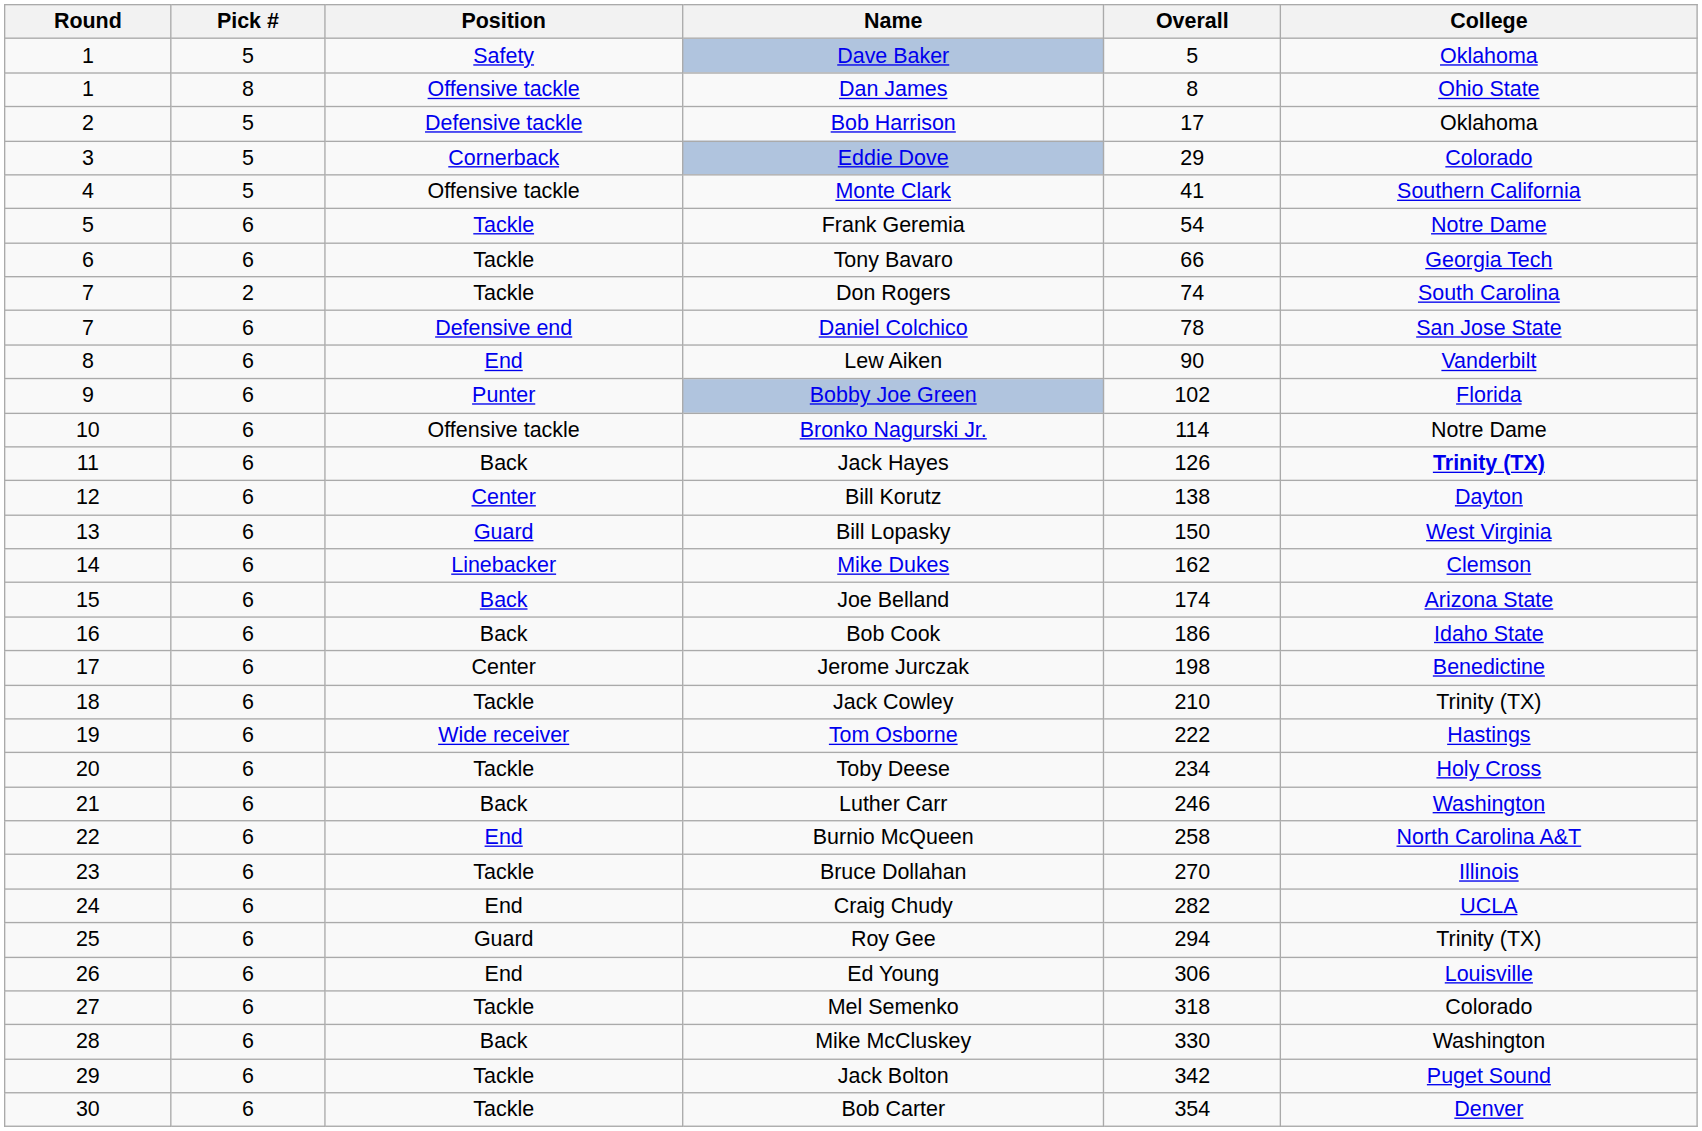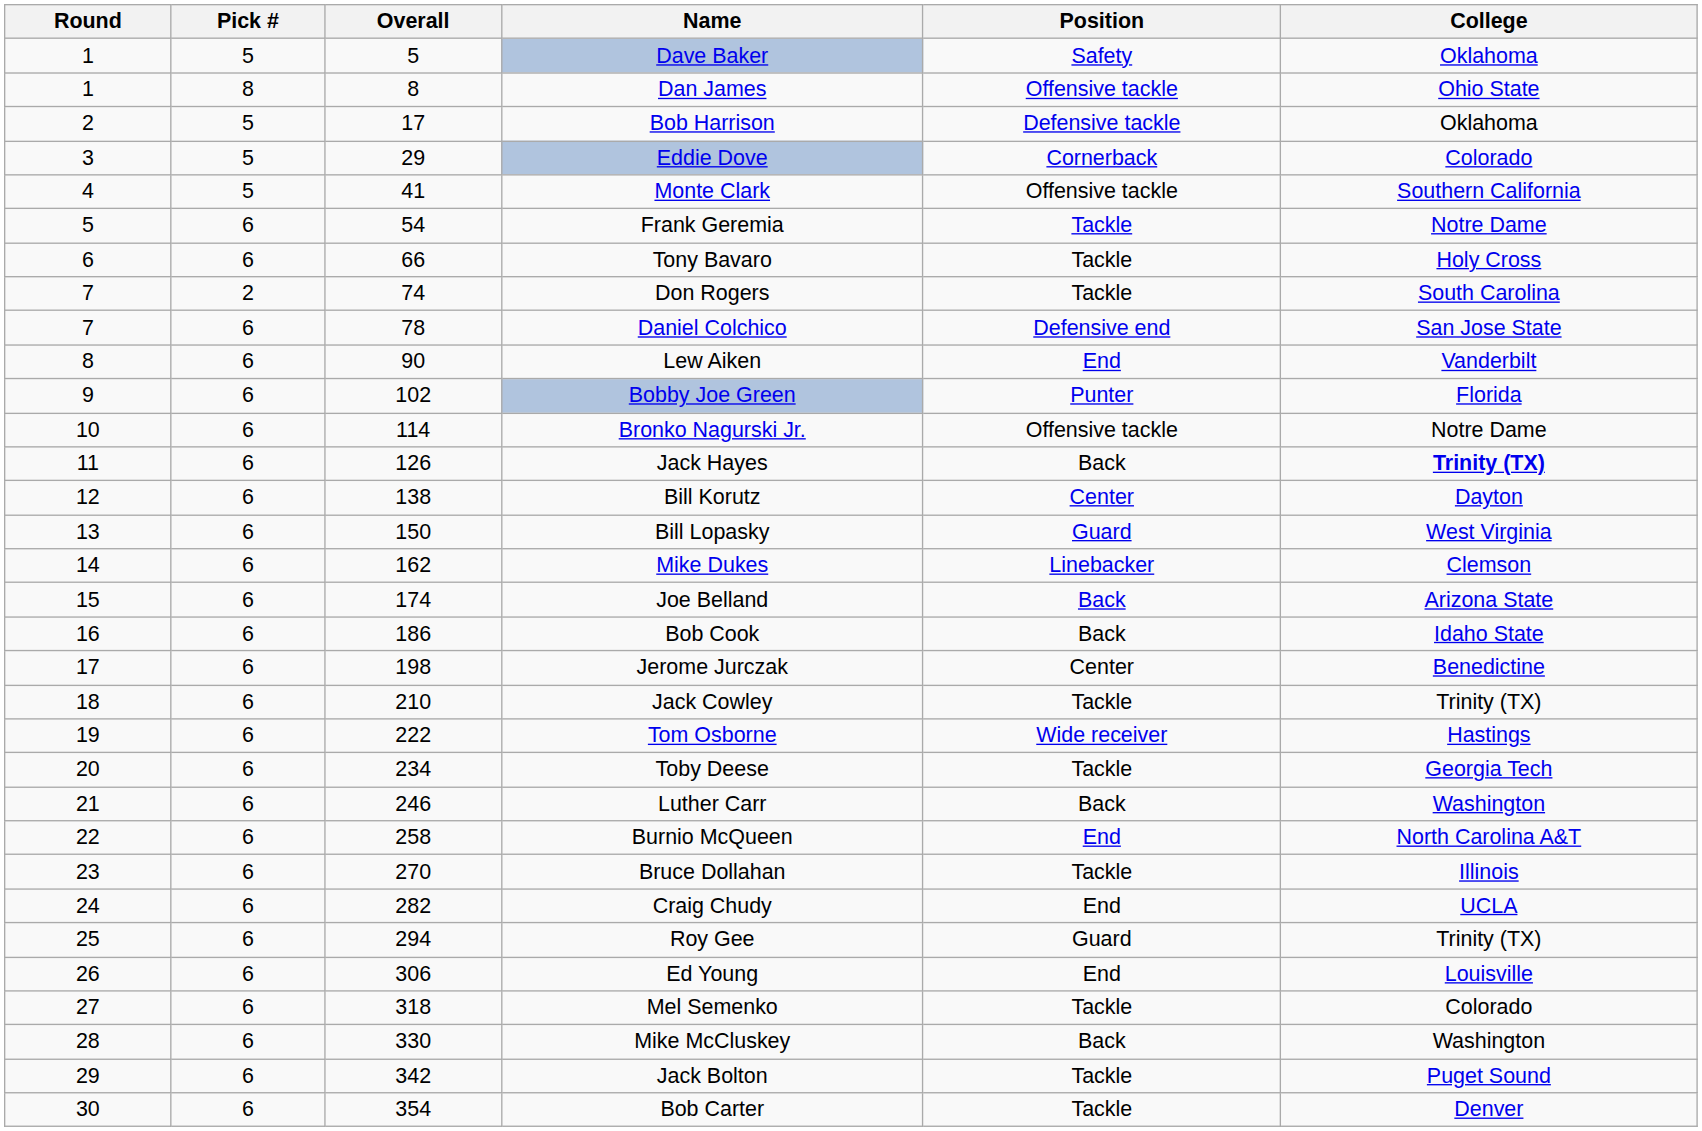columns swapped: (1192, 21) <-> (504, 21)
(1489, 259) Georgia Tech -> (1489, 259) Holy Cross
(1489, 769) Holy Cross -> (1489, 769) Georgia Tech
